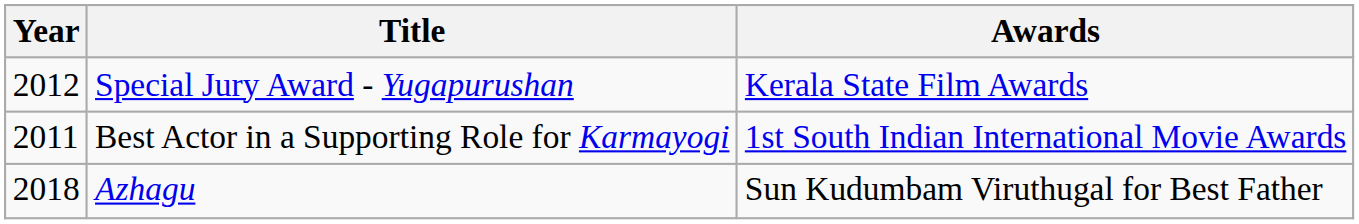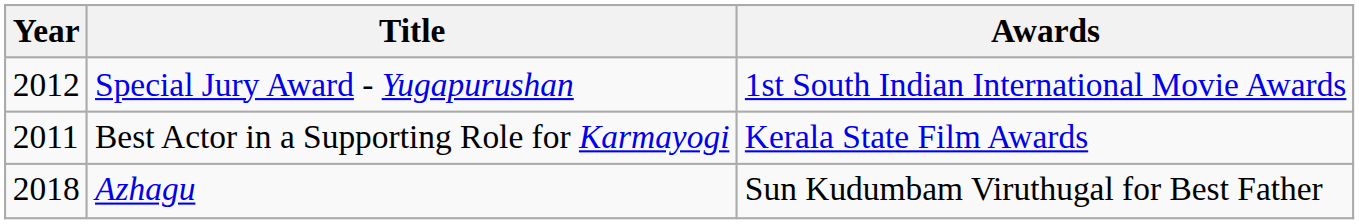(917, 84) Kerala State Film Awards -> (1046, 84) 1st South Indian International Movie Awards
(1046, 137) 1st South Indian International Movie Awards -> (917, 137) Kerala State Film Awards
